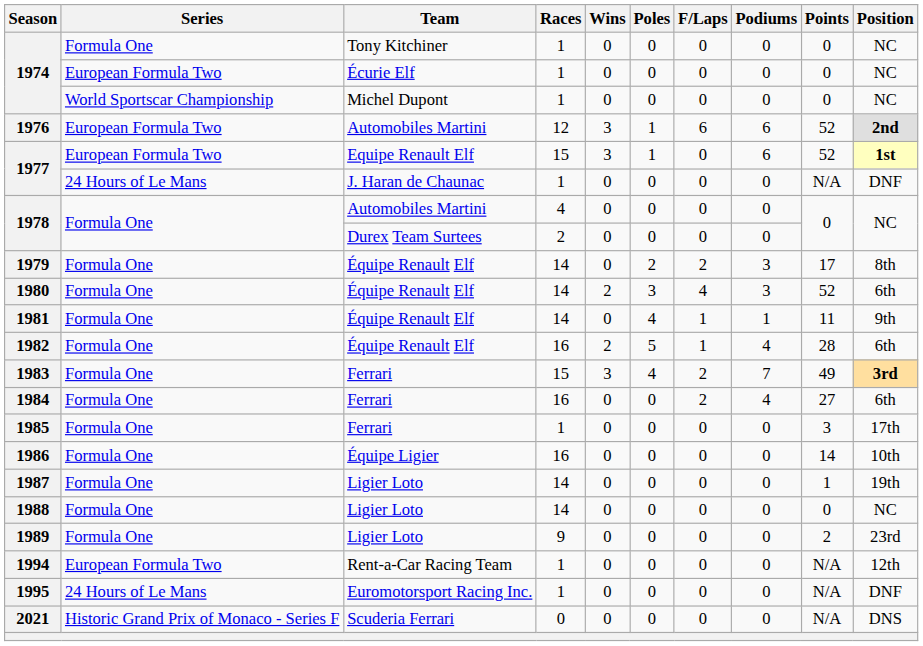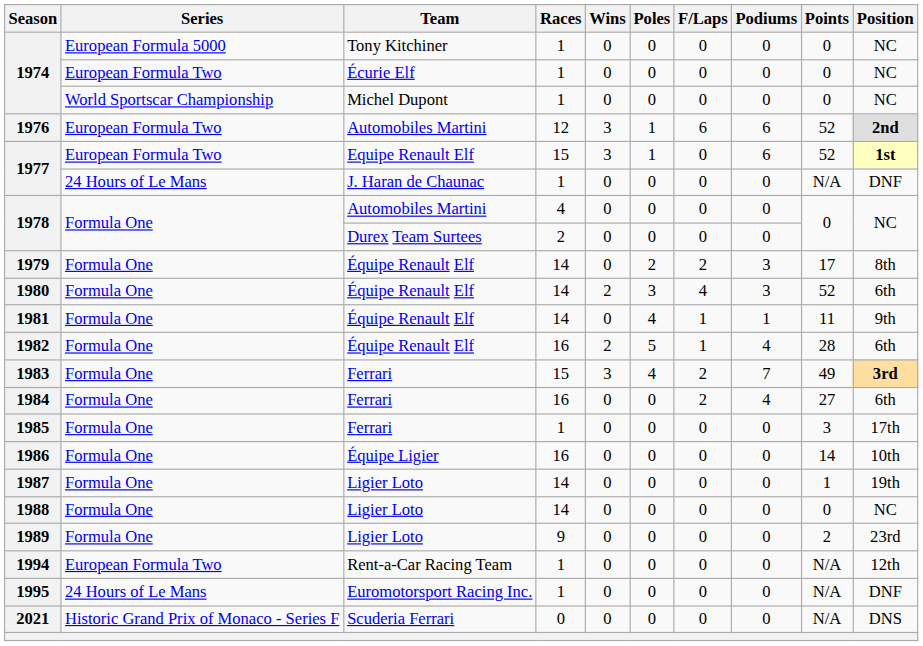(109, 45) Formula One -> (145, 45) European Formula 5000
